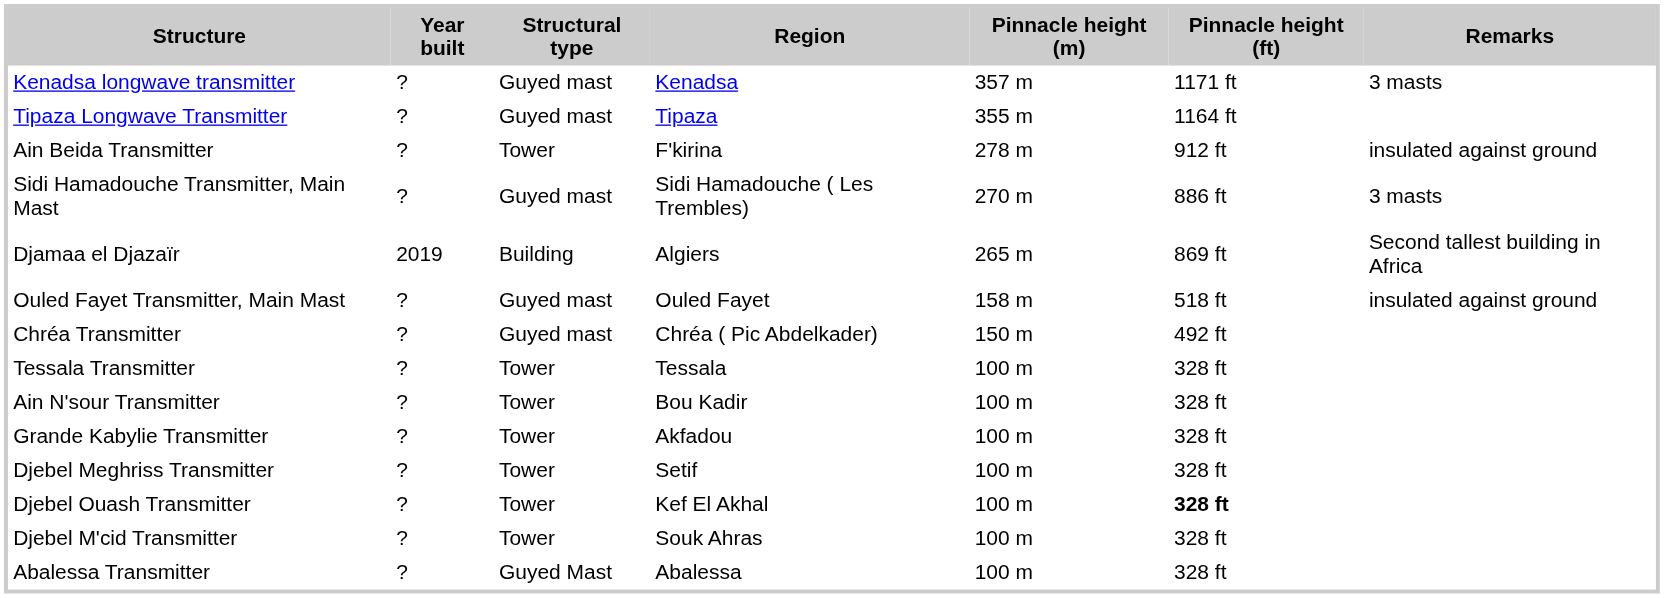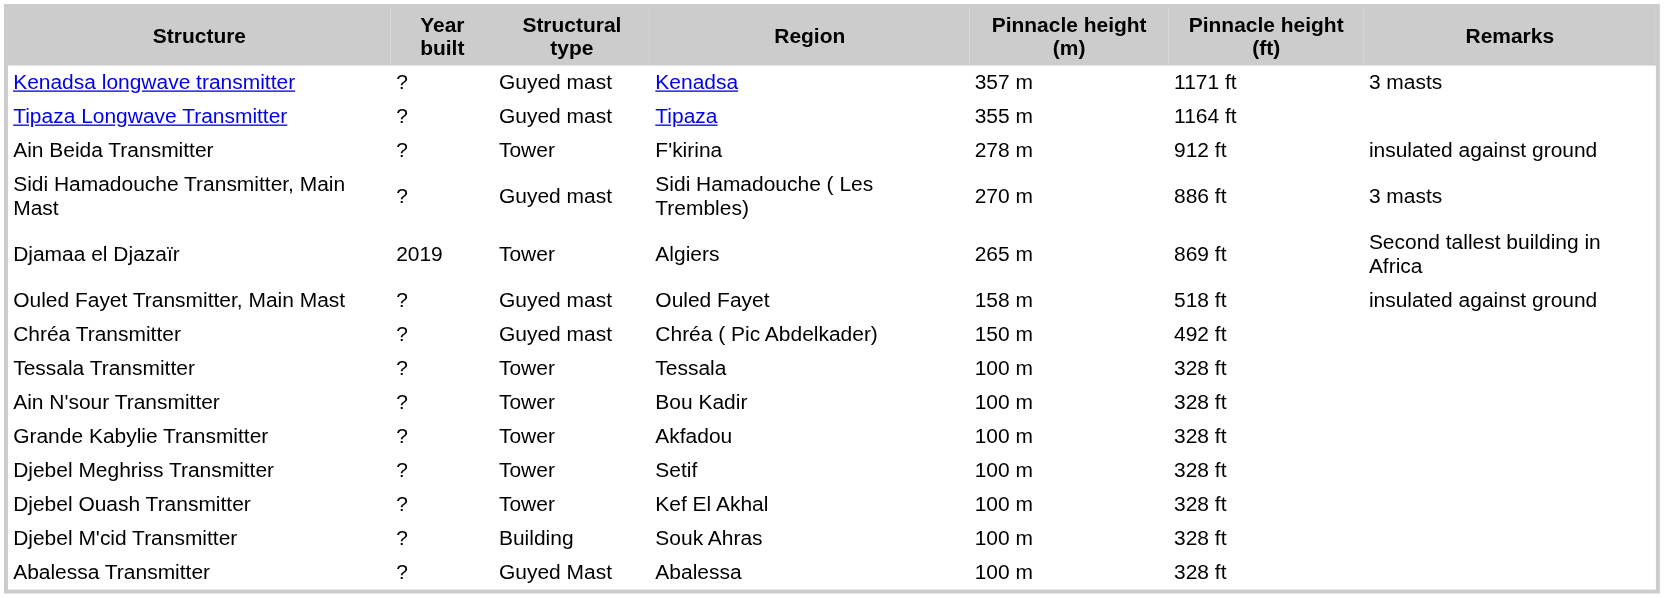(536, 254) Building -> (527, 254) Tower
(1201, 504) bold -> (1200, 504) normal
(527, 538) Tower -> (536, 538) Building
